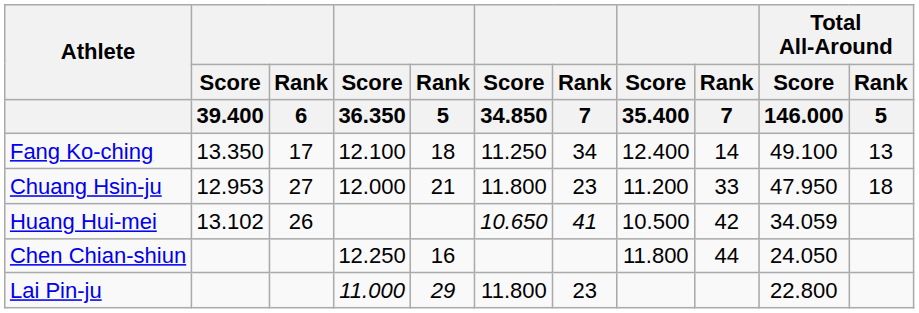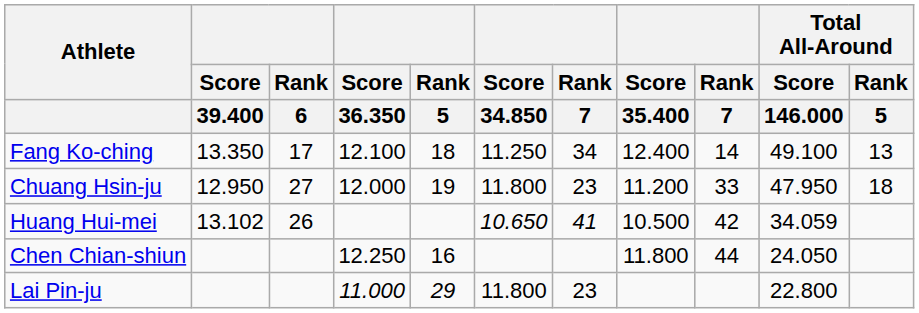(230, 186) 12.953 -> (230, 186) 12.950
(443, 186) 21 -> (443, 186) 19
